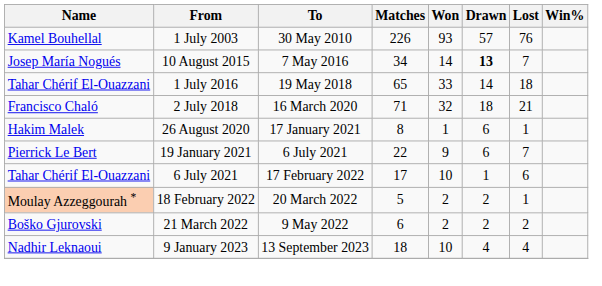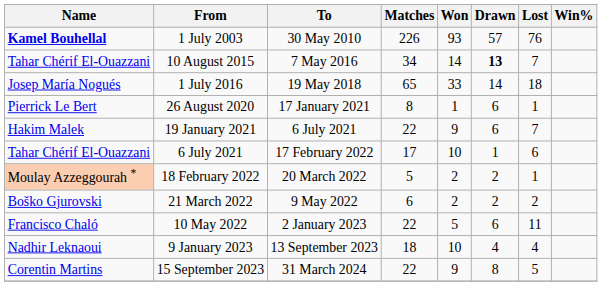(55, 38) normal -> (57, 38) bold
(64, 61) Josep María Nogués -> (79, 61) Tahar Chérif El-Ouazzani
(79, 84) Tahar Chérif El-Ouazzani -> (64, 84) Josep María Nogués
- row: (206, 107)
(46, 130) Hakim Malek -> (52, 107) Pierrick Le Bert
(52, 152) Pierrick Le Bert -> (46, 130) Hakim Malek
+ row: (210, 224)
+ row: (210, 269)
